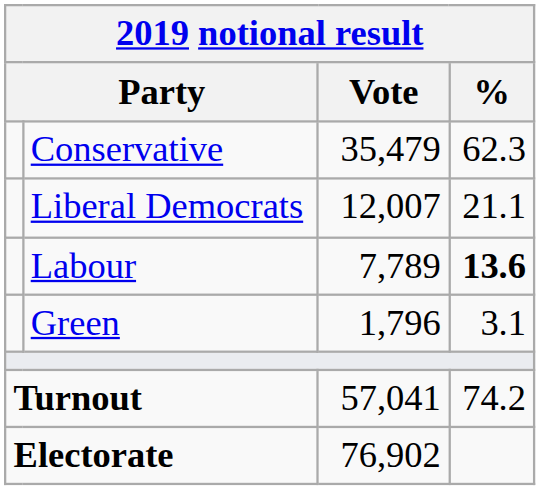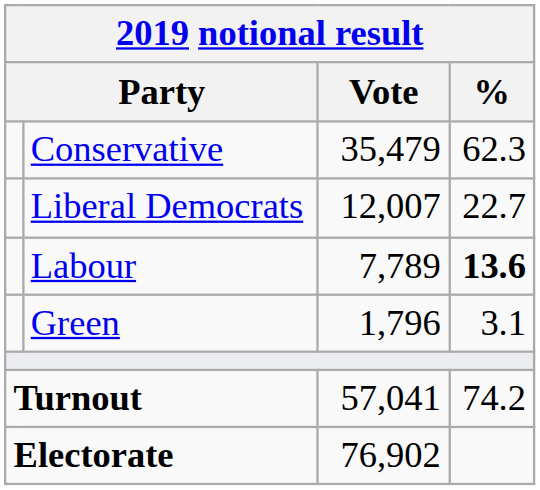(494, 206) 21.1 -> (494, 206) 22.7
